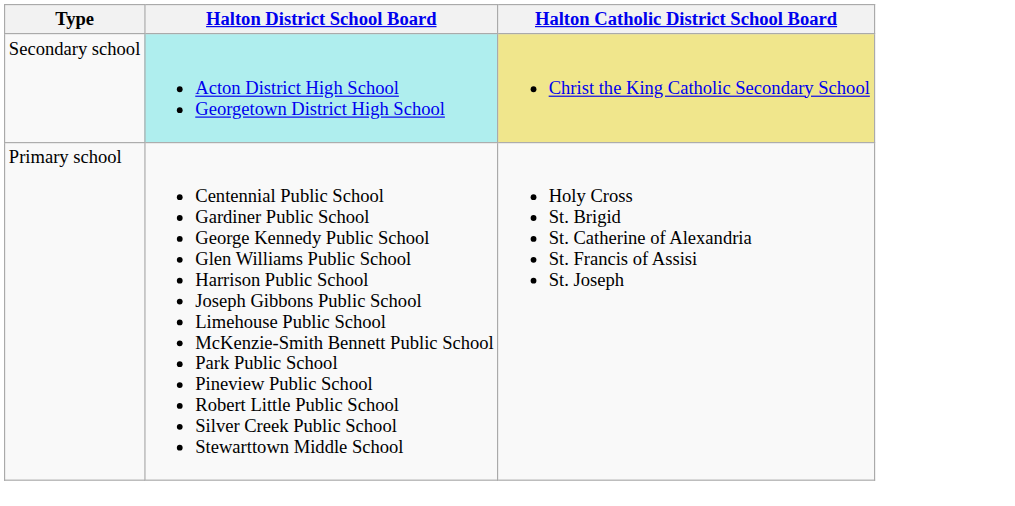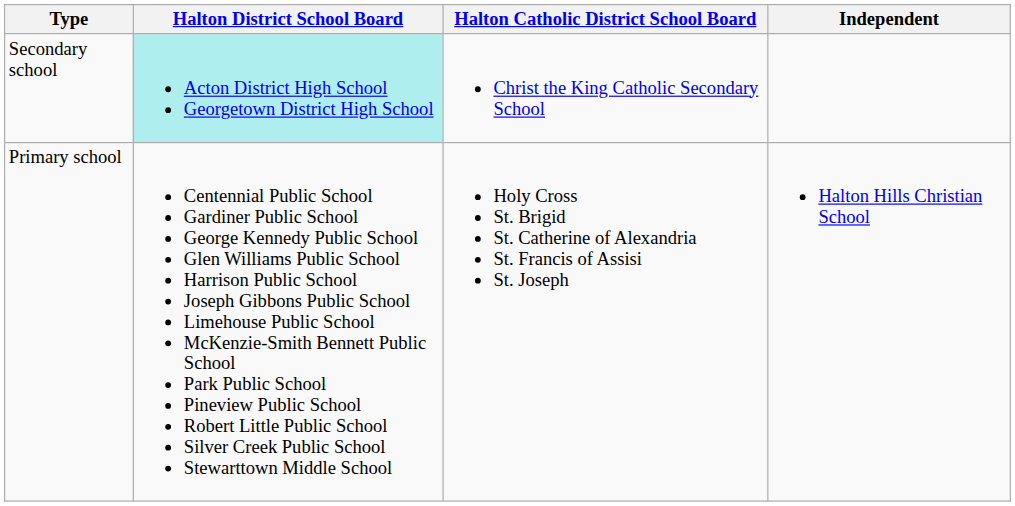+ column: (889, 19)
(686, 88) khaki background -> (605, 99) no background
